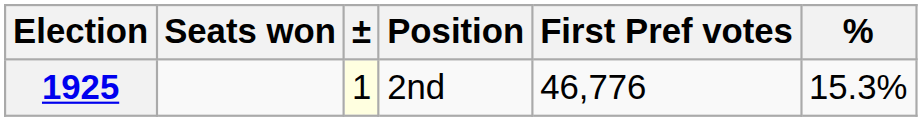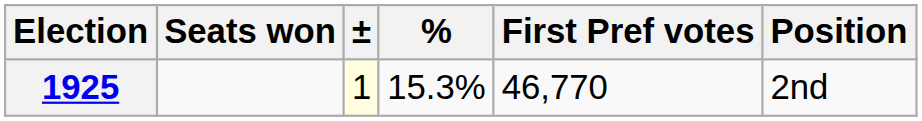columns swapped: (456, 32) <-> (858, 32)
(593, 87) 46,776 -> (555, 87) 46,770
